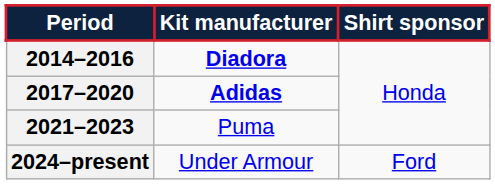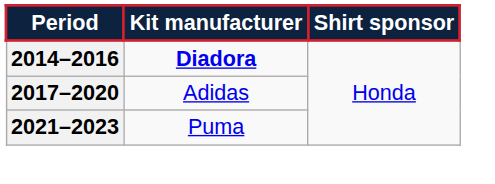(246, 92) bold -> (216, 92) normal
- row: (80, 161)
